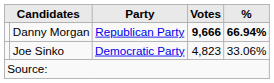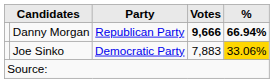(206, 50) 4,823 -> (206, 50) 7,883
(246, 50) no background -> (246, 50) gold background
